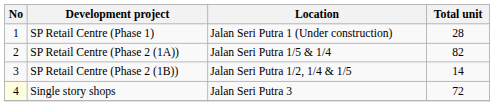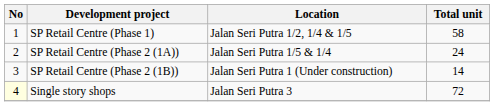(301, 33) Jalan Seri Putra 1 (Under construction) -> (281, 33) Jalan Seri Putra 1/2, 1/4 & 1/5
(458, 33) 28 -> (458, 33) 58
(458, 52) 82 -> (458, 52) 24
(281, 72) Jalan Seri Putra 1/2, 1/4 & 1/5 -> (301, 72) Jalan Seri Putra 1 (Under construction)
